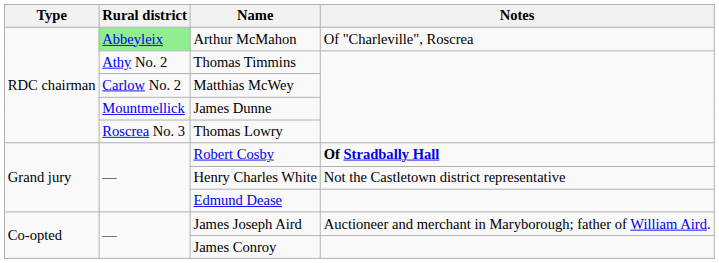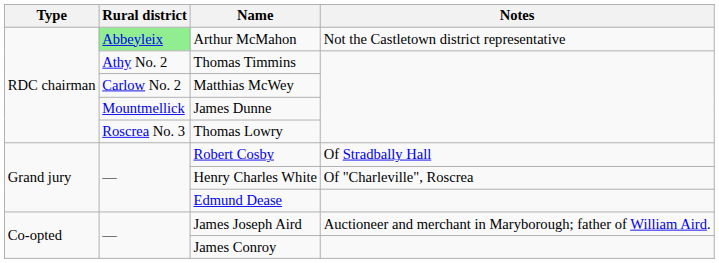(399, 39) Of "Charleville", Roscrea -> (445, 39) Not the Castletown district representative
(382, 154) bold -> (377, 154) normal
(445, 177) Not the Castletown district representative -> (399, 177) Of "Charleville", Roscrea
